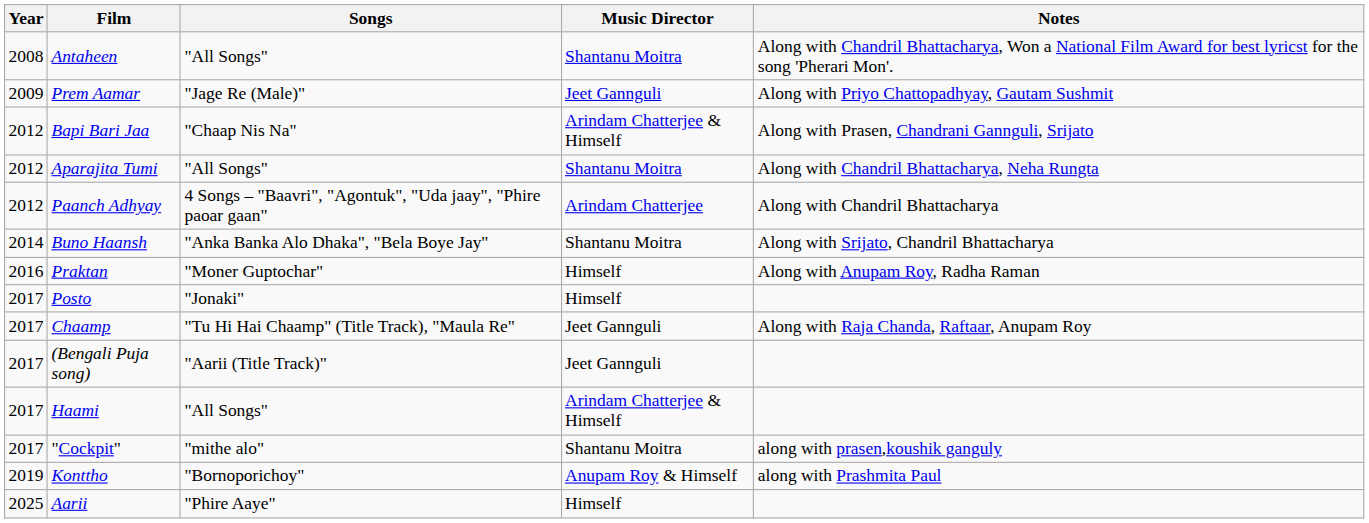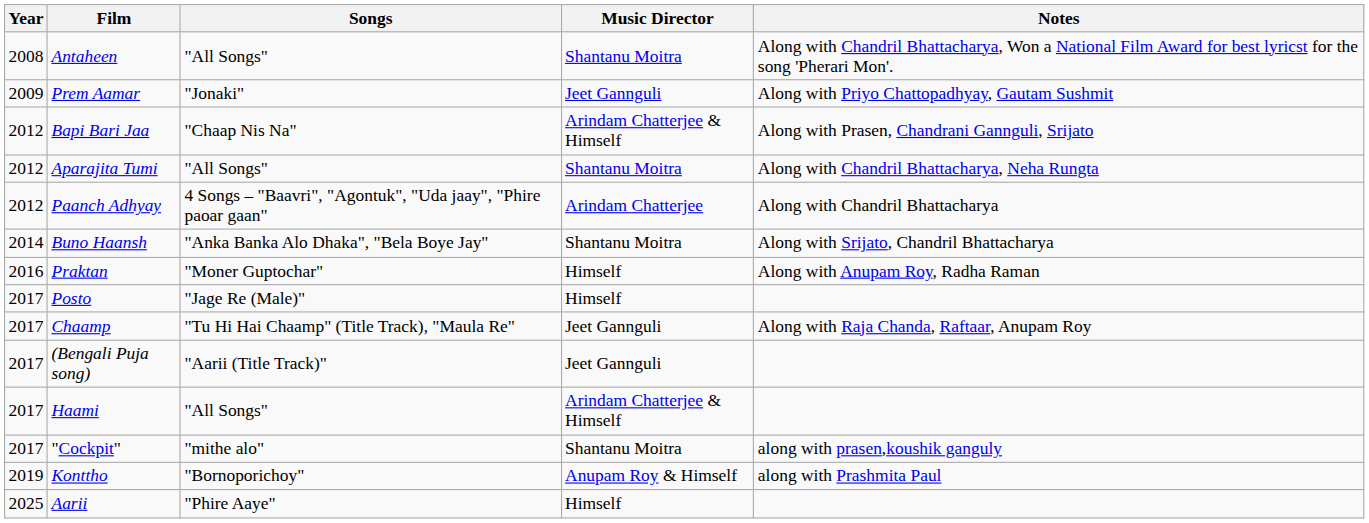(245, 93) "Jage Re (Male)" -> (214, 93) "Jonaki"
(214, 298) "Jonaki" -> (245, 298) "Jage Re (Male)"
